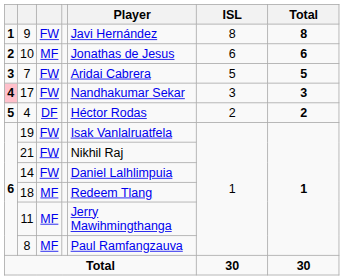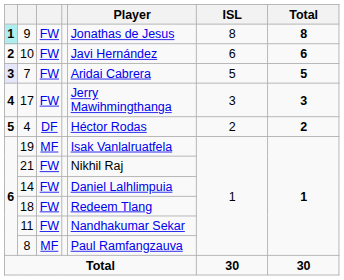(11, 34) no background -> (11, 34) paleturquoise background
(114, 34) Javi Hernández -> (123, 34) Jonathas de Jesus
(49, 54) MF -> (49, 54) FW
(123, 54) Jonathas de Jesus -> (114, 54) Javi Hernández
(11, 74) no background -> (11, 74) lavender background
(11, 93) pink background -> (11, 100) no background
(128, 93) Nandhakumar Sekar -> (121, 100) Jerry Mawihmingthanga
(49, 133) FW -> (49, 147) MF
(49, 192) MF -> (49, 206) FW
(49, 219) MF -> (49, 226) FW
(121, 219) Jerry Mawihmingthanga -> (128, 226) Nandhakumar Sekar
